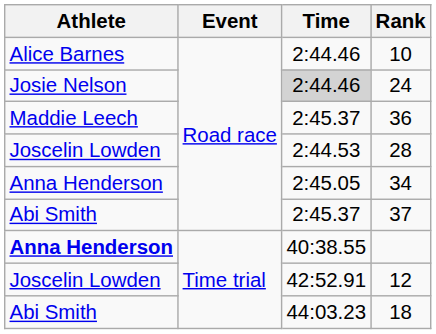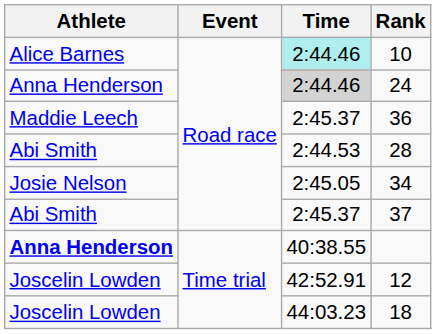(326, 54) no background -> (326, 54) paleturquoise background
(68, 86) Josie Nelson -> (86, 86) Anna Henderson
(85, 150) Joscelin Lowden -> (53, 150) Abi Smith
(86, 183) Anna Henderson -> (68, 183) Josie Nelson
(53, 312) Abi Smith -> (85, 312) Joscelin Lowden
